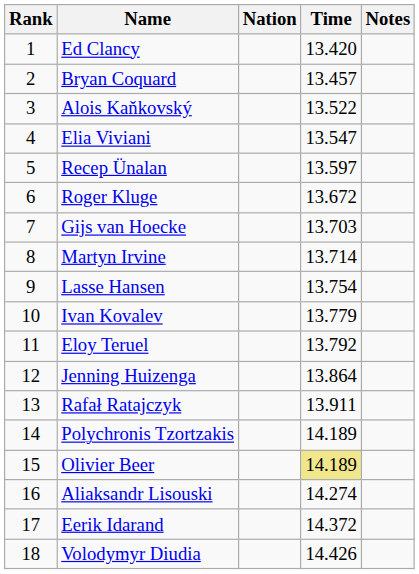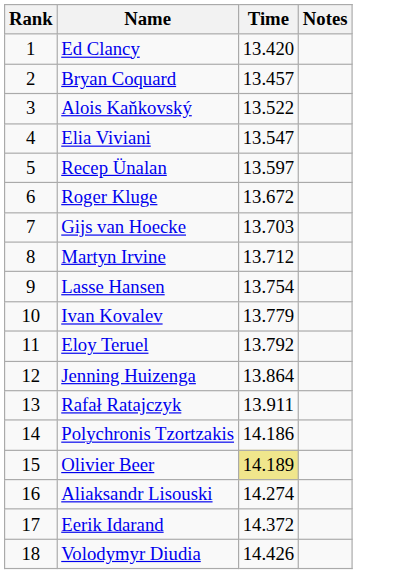- column: (270, 19)
(331, 256) 13.714 -> (268, 256) 13.712
(331, 434) 14.189 -> (268, 434) 14.186
